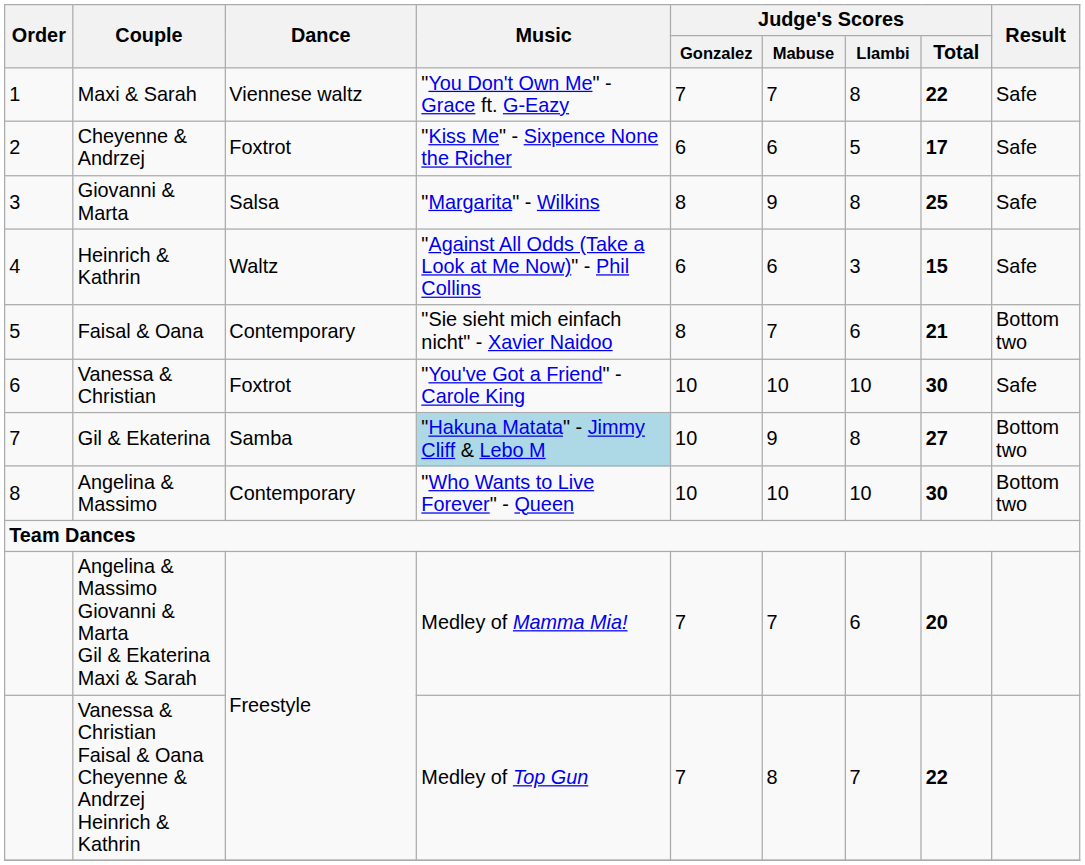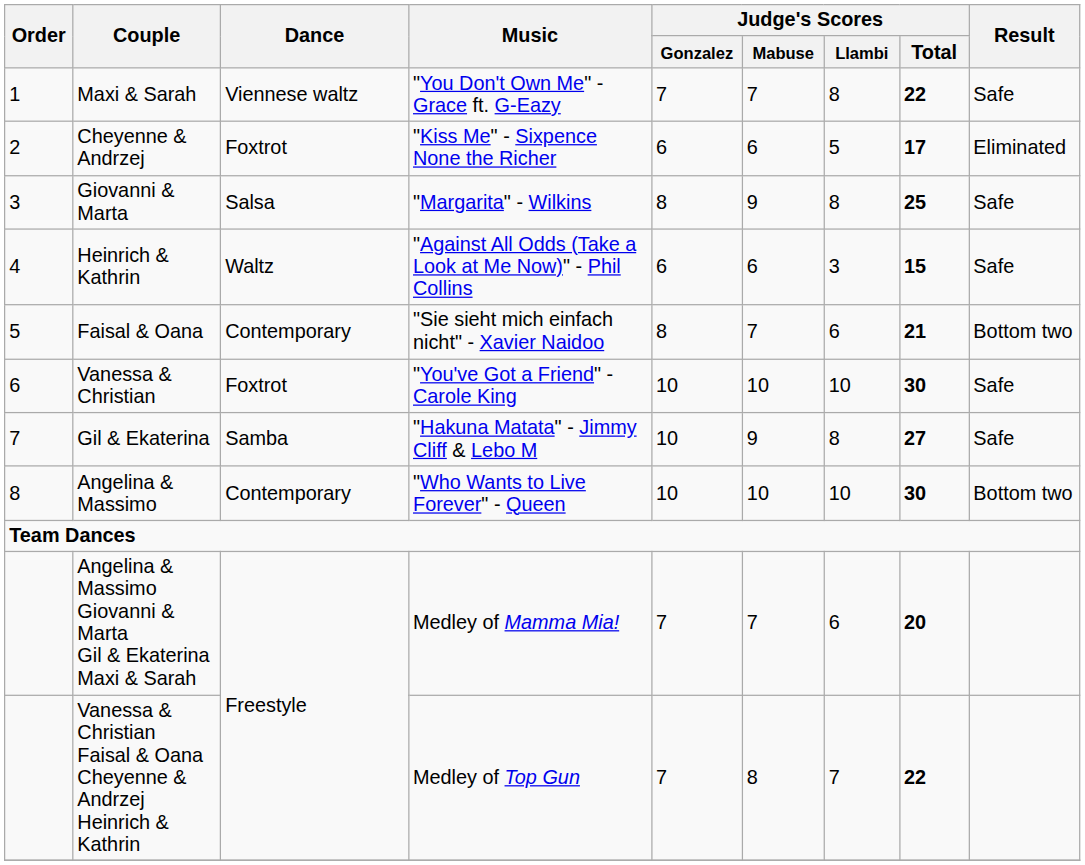(1017, 148) Safe -> (1020, 148) Eliminated
(533, 439) lightblue background -> (525, 439) no background
(1028, 439) Bottom two -> (994, 439) Safe
